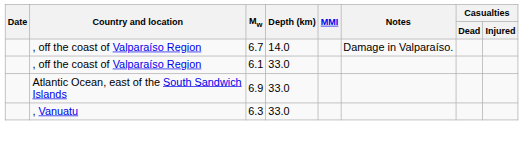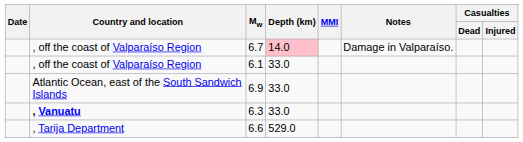(279, 47) no background -> (279, 47) pink background
(55, 111) normal -> (57, 111) bold
+ row: (256, 128)
